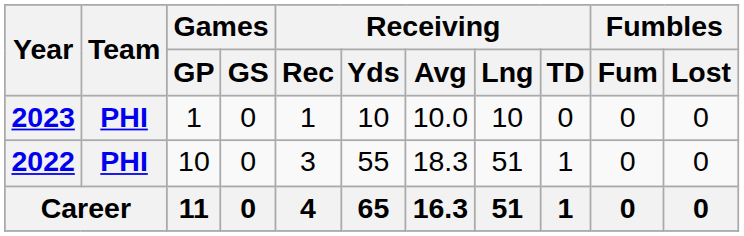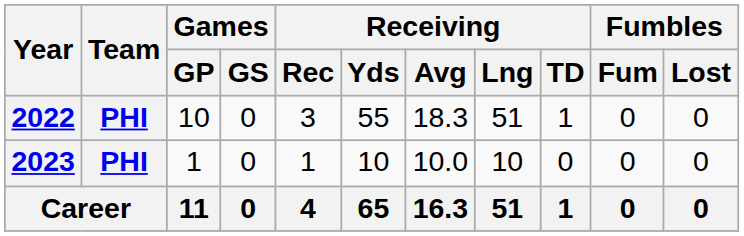rows swapped: (43, 162) <-> (43, 117)
